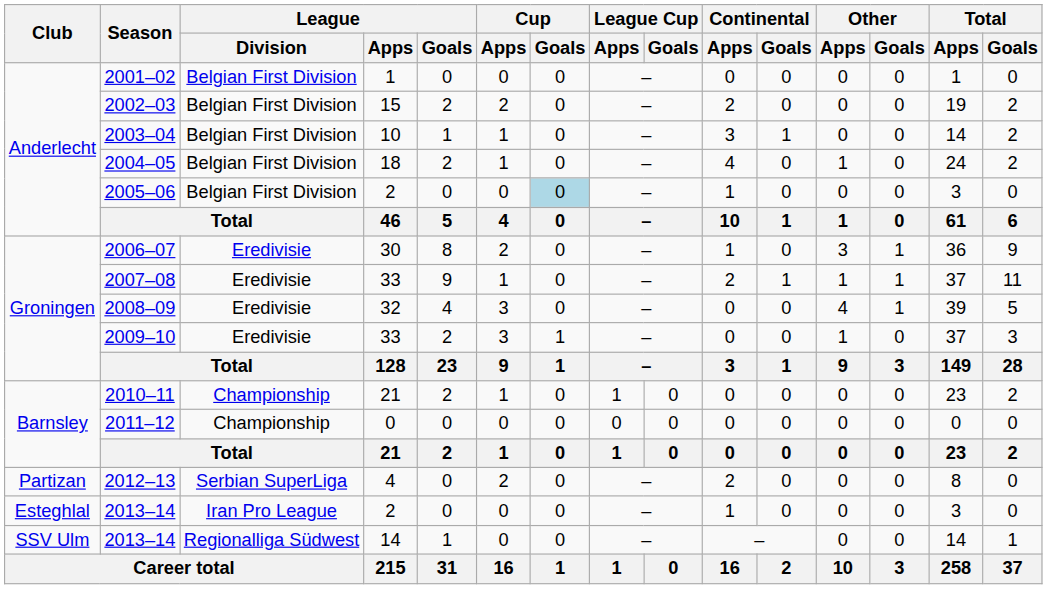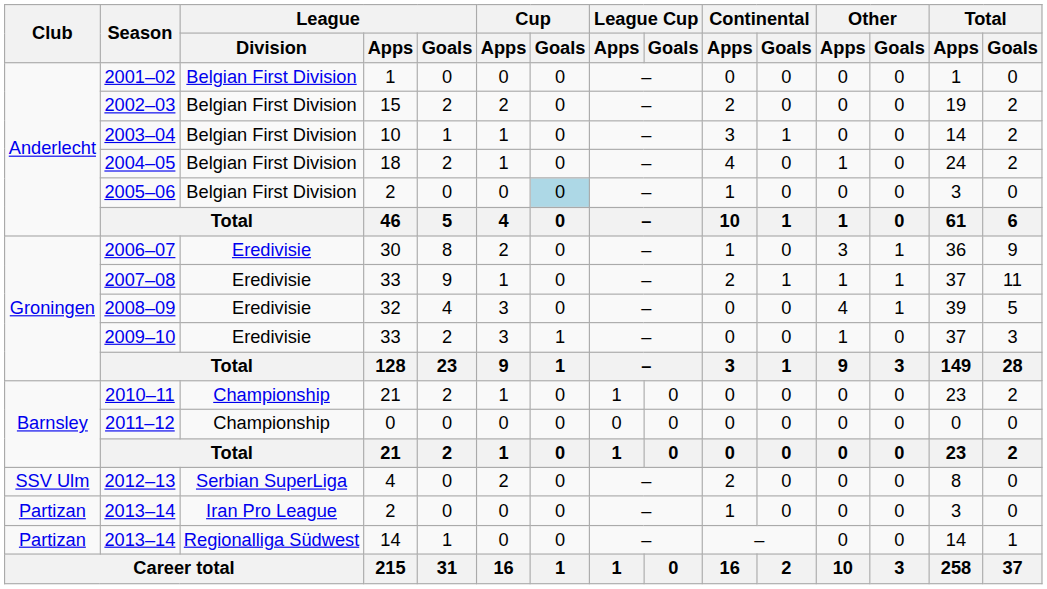(52, 481) Partizan -> (52, 481) SSV Ulm
(52, 510) Esteghlal -> (52, 510) Partizan
(52, 539) SSV Ulm -> (52, 539) Partizan
